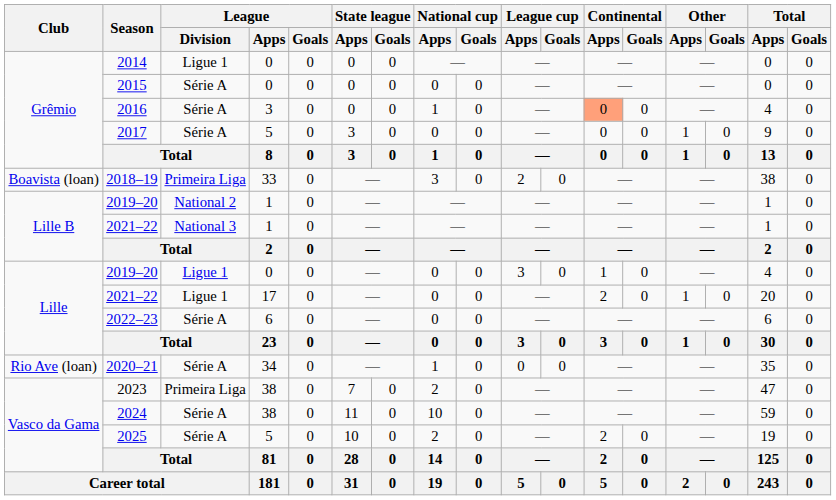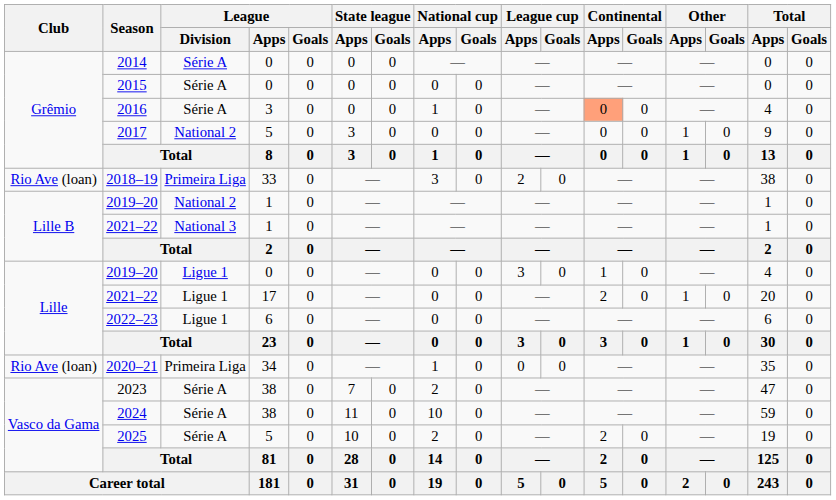(205, 62) Ligue 1 -> (205, 62) Série A
(205, 132) Série A -> (205, 132) National 2
(54, 179) Boavista (loan) -> (54, 179) Rio Ave (loan)
(205, 319) Série A -> (205, 319) Ligue 1
(205, 366) Série A -> (205, 366) Primeira Liga
(205, 389) Primeira Liga -> (205, 389) Série A
